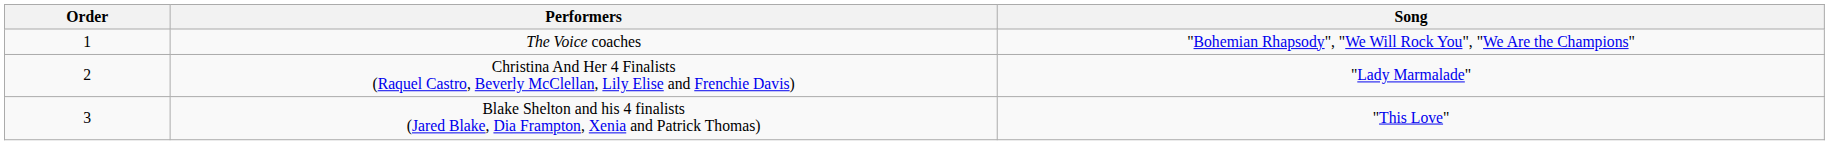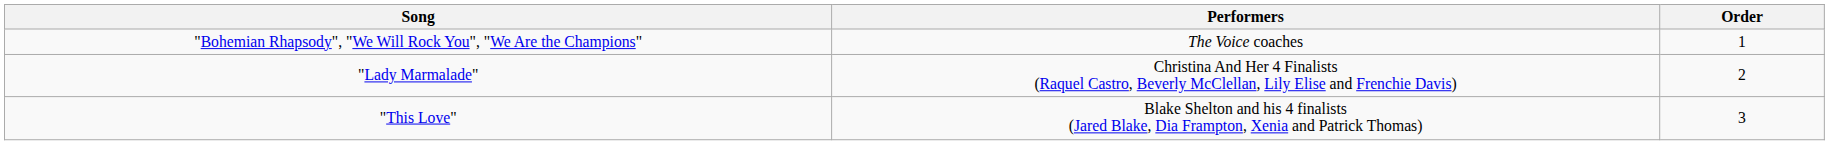columns swapped: (87, 16) <-> (1411, 16)
